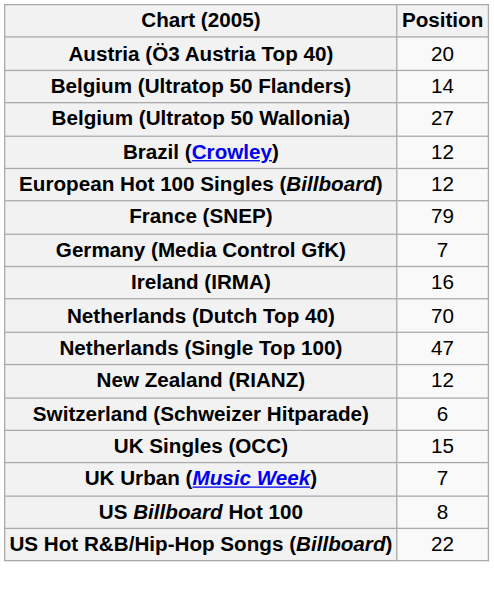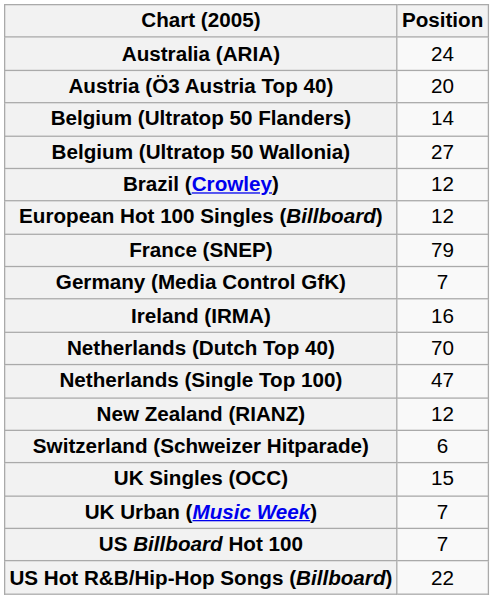+ row: (201, 53)
(443, 511) 8 -> (443, 544) 7
